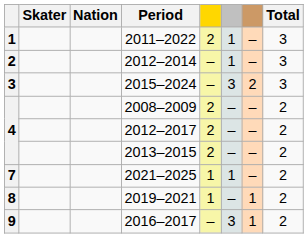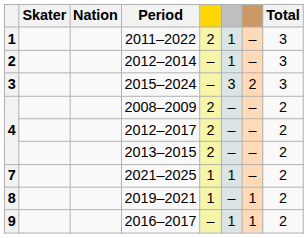(231, 221) 3 -> (231, 221) 1
